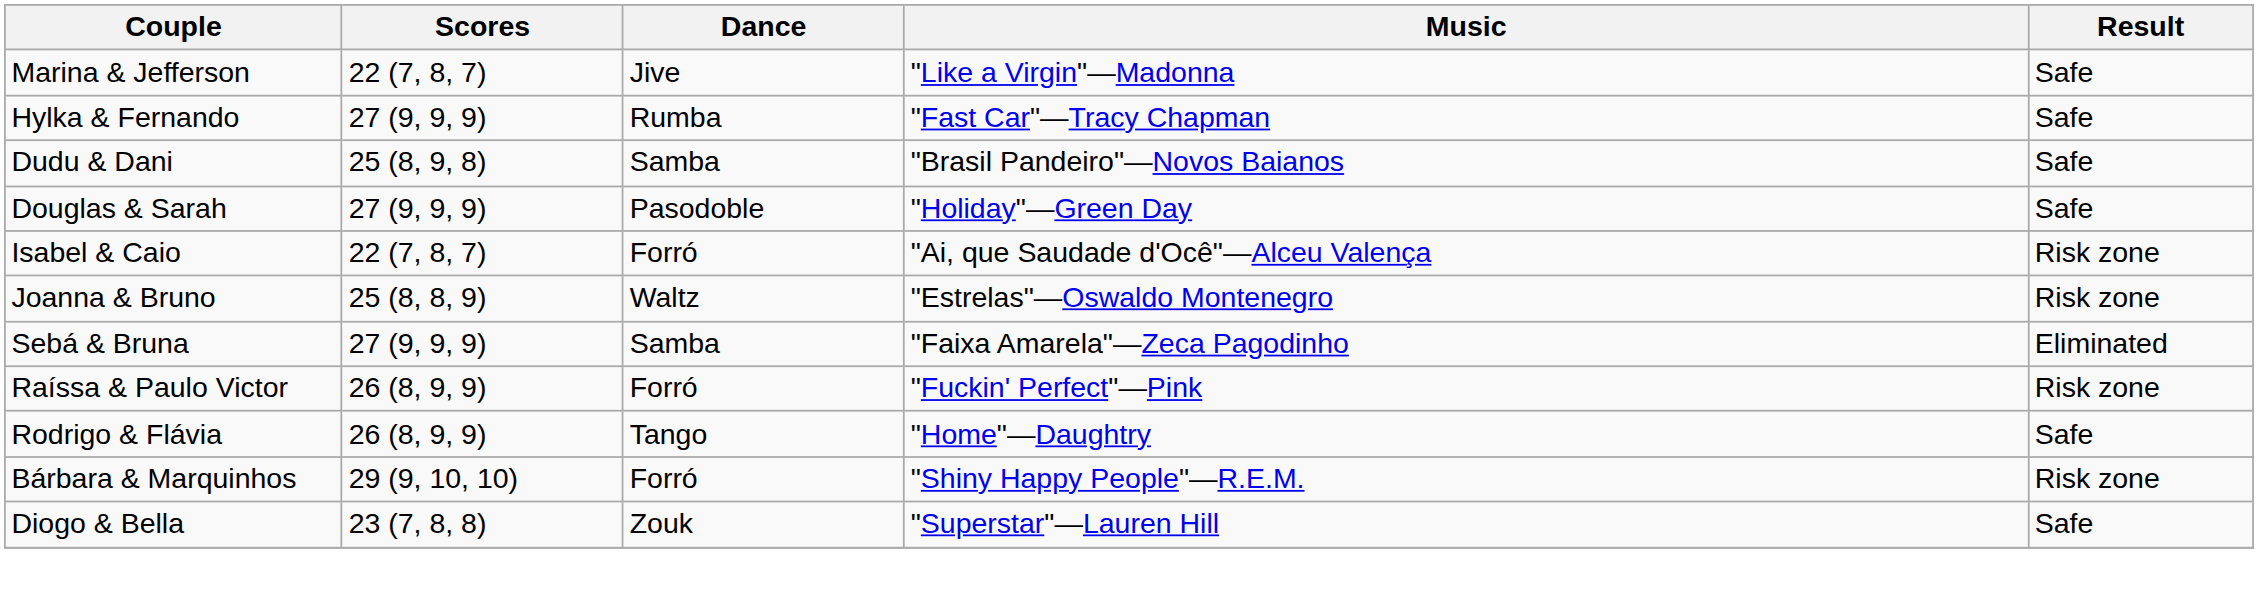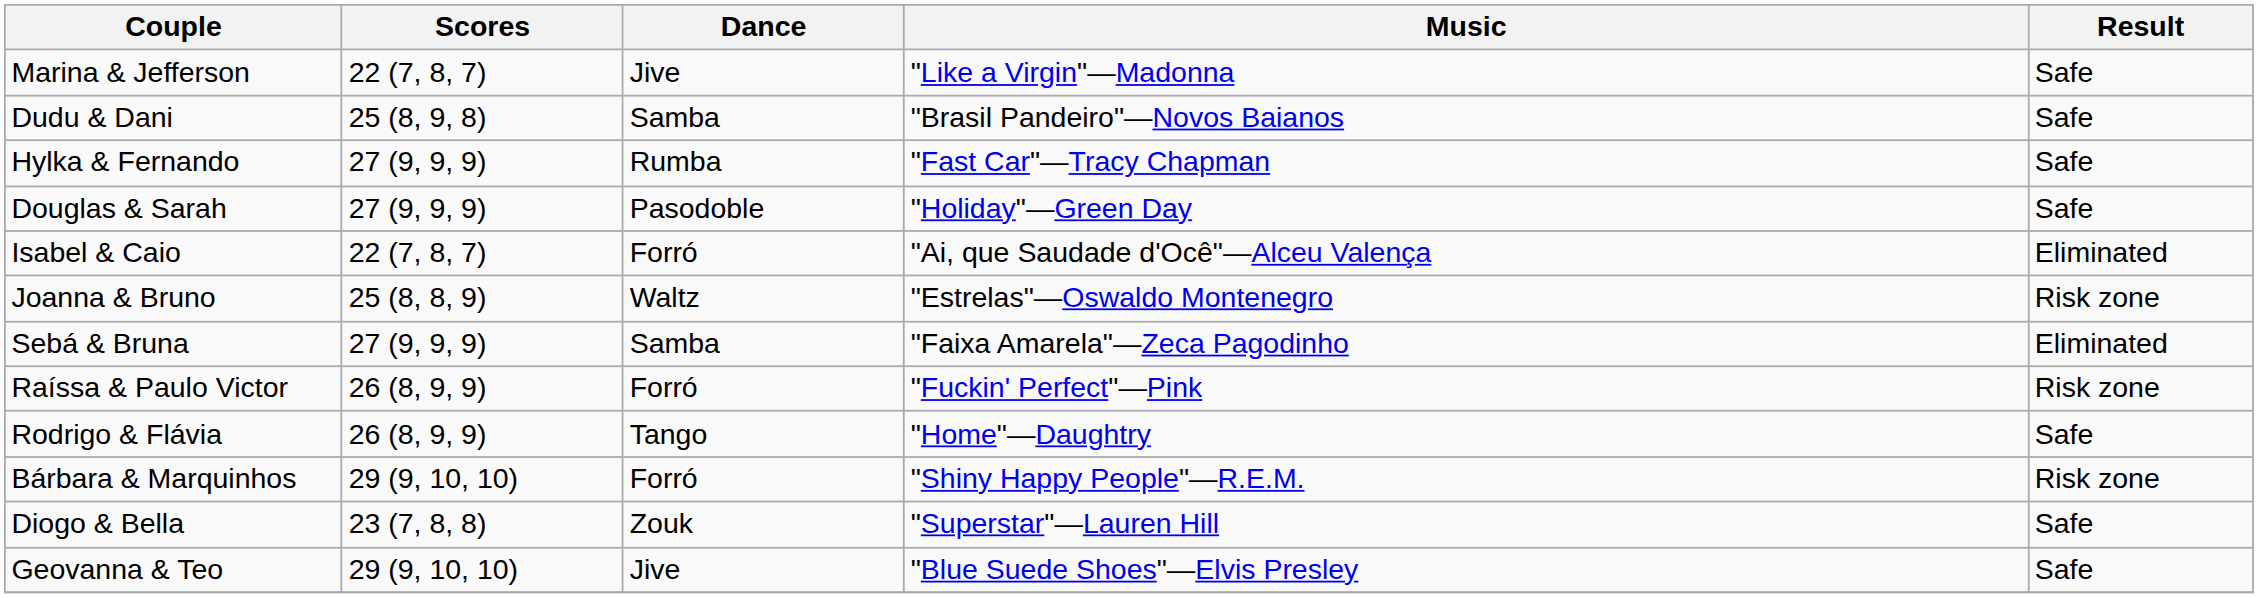rows swapped: (92, 162) <-> (125, 117)
(2097, 252) Risk zone -> (2101, 252) Eliminated
+ row: (117, 569)
